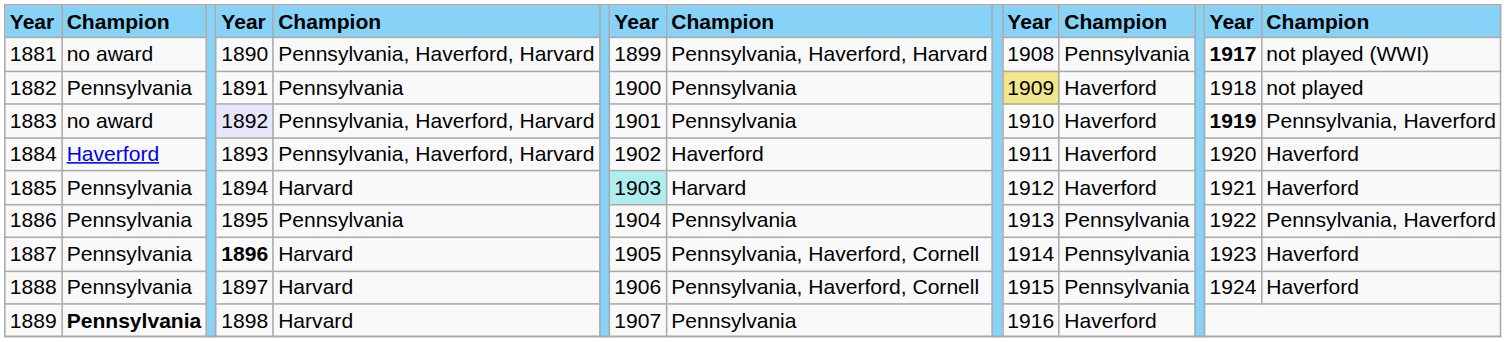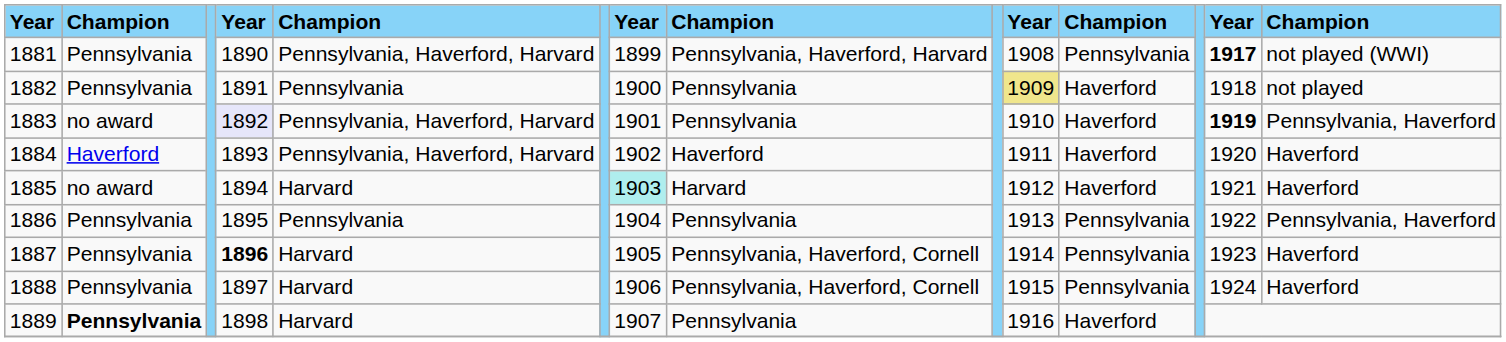(110, 54) no award -> (129, 54) Pennsylvania
(129, 187) Pennsylvania -> (110, 187) no award
